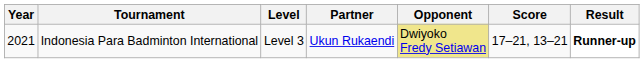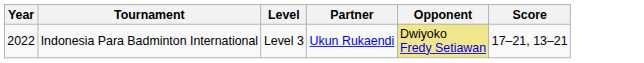- column: (605, 15)
(21, 41) 2021 -> (21, 41) 2022
